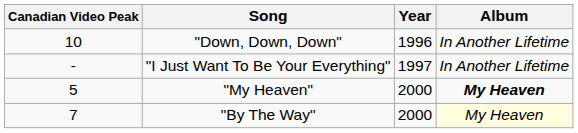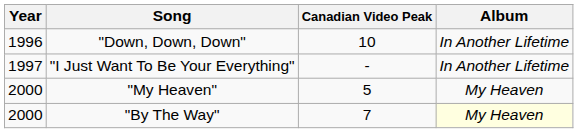columns swapped: (415, 16) <-> (73, 17)
(504, 90) bold -> (504, 90) normal
